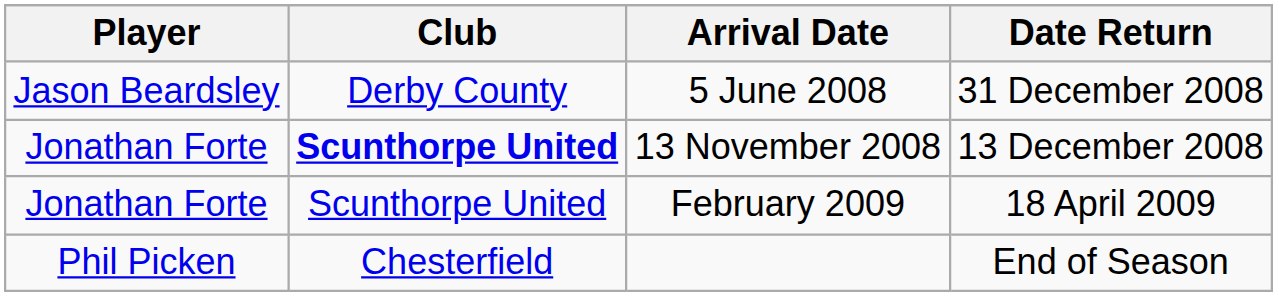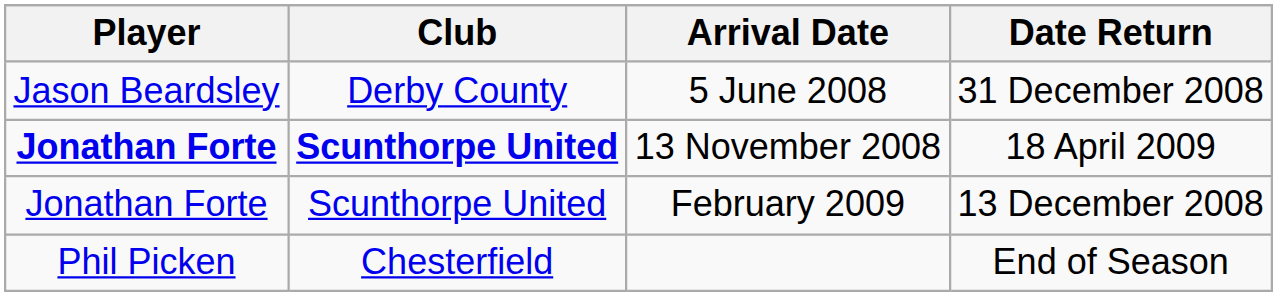(146, 147) normal -> (146, 147) bold
(1111, 147) 13 December 2008 -> (1111, 147) 18 April 2009
(1111, 204) 18 April 2009 -> (1111, 204) 13 December 2008
